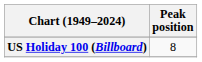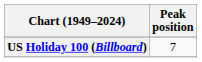(173, 47) 8 -> (173, 47) 7
